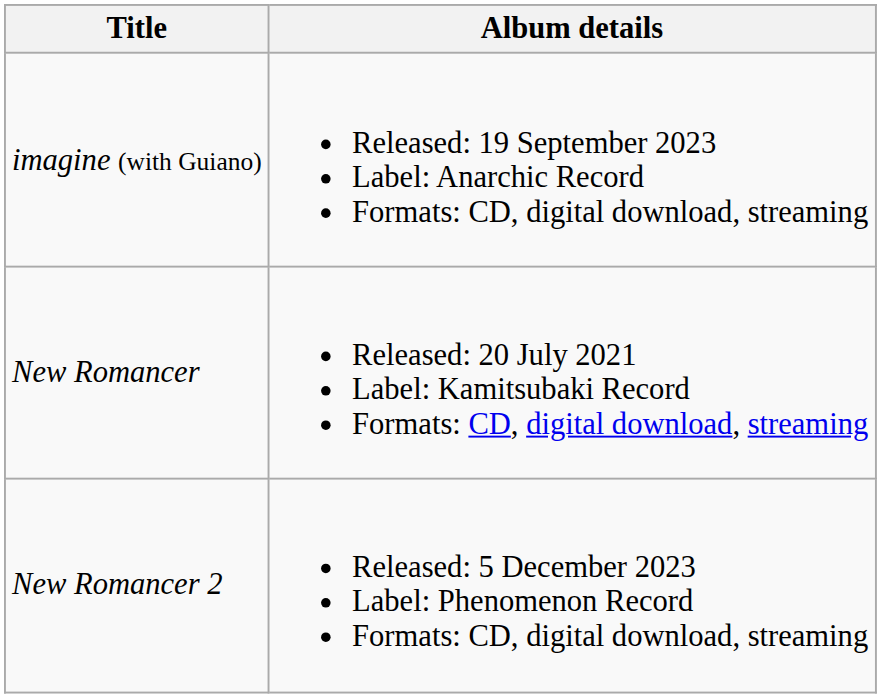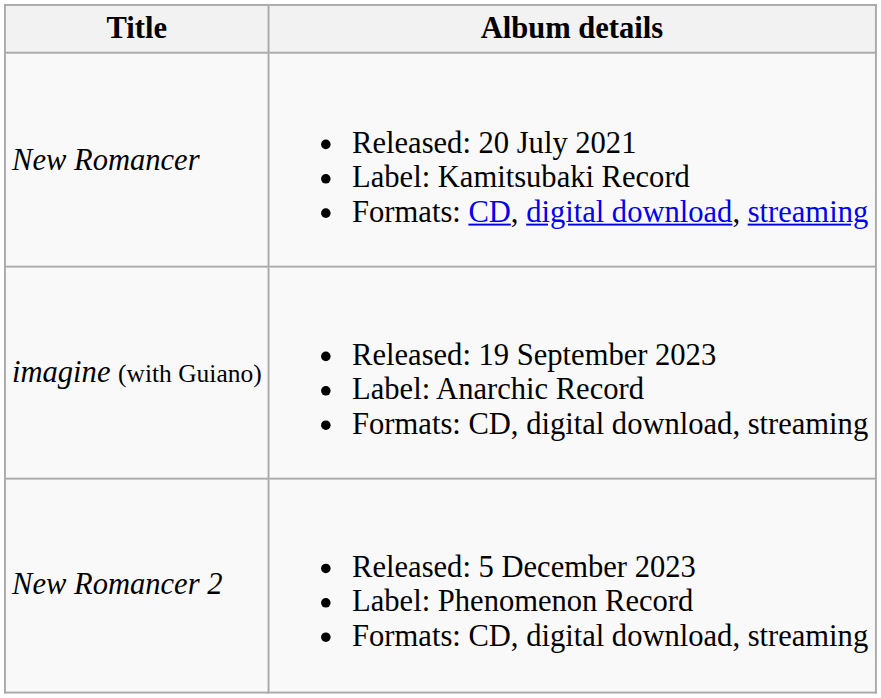rows swapped: (106, 372) <-> (137, 159)
